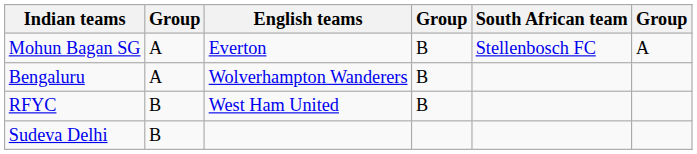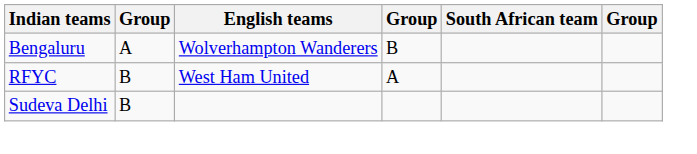- row: (75, 47)
(422, 105) B -> (393, 76) A
